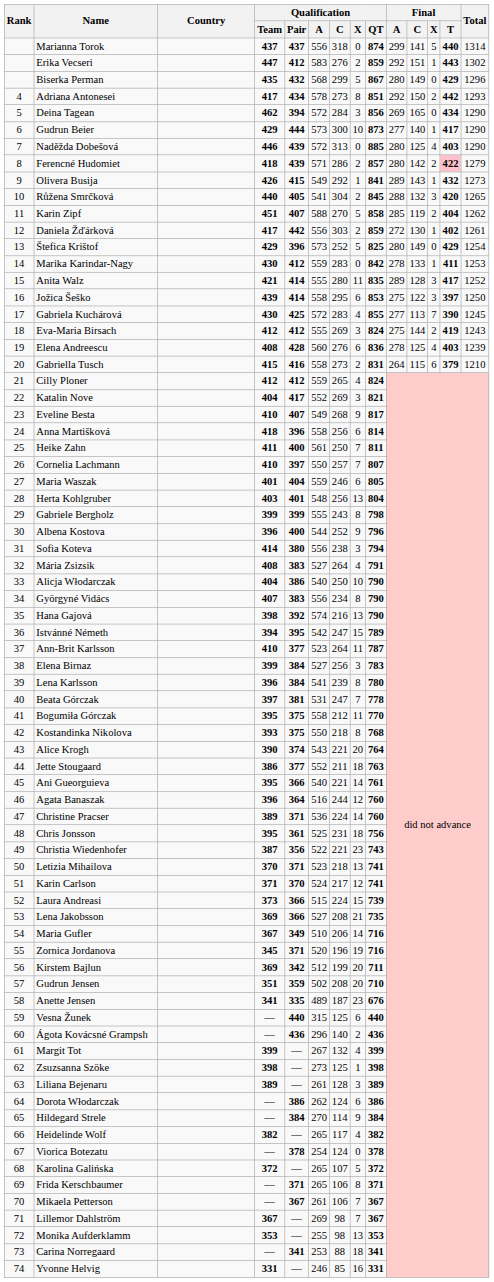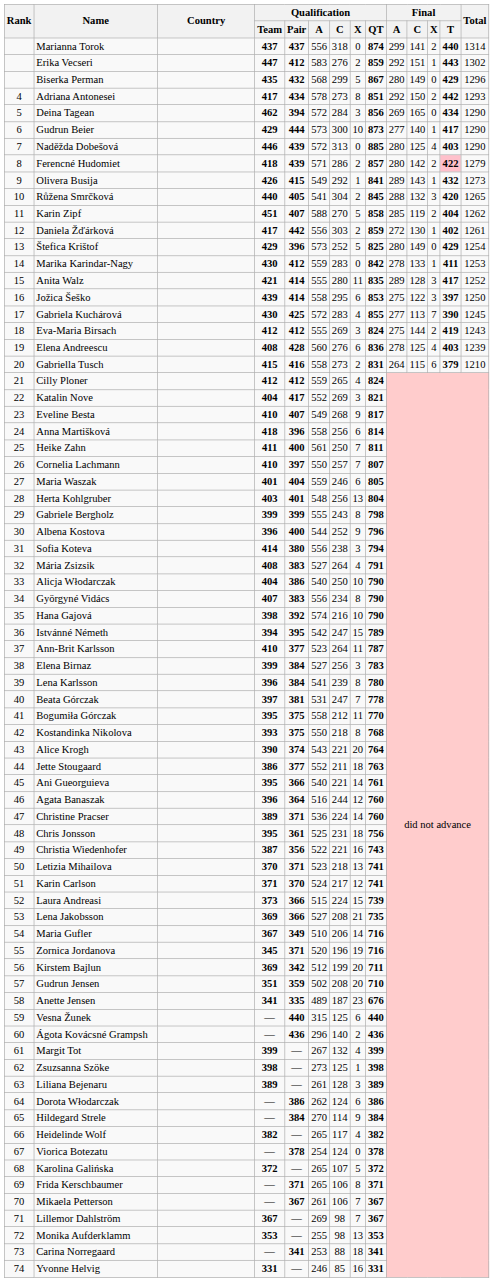(434, 46) 5 -> (434, 46) 2
(358, 615) 13 -> (358, 615) 10
(358, 850) 23 -> (358, 850) 16
